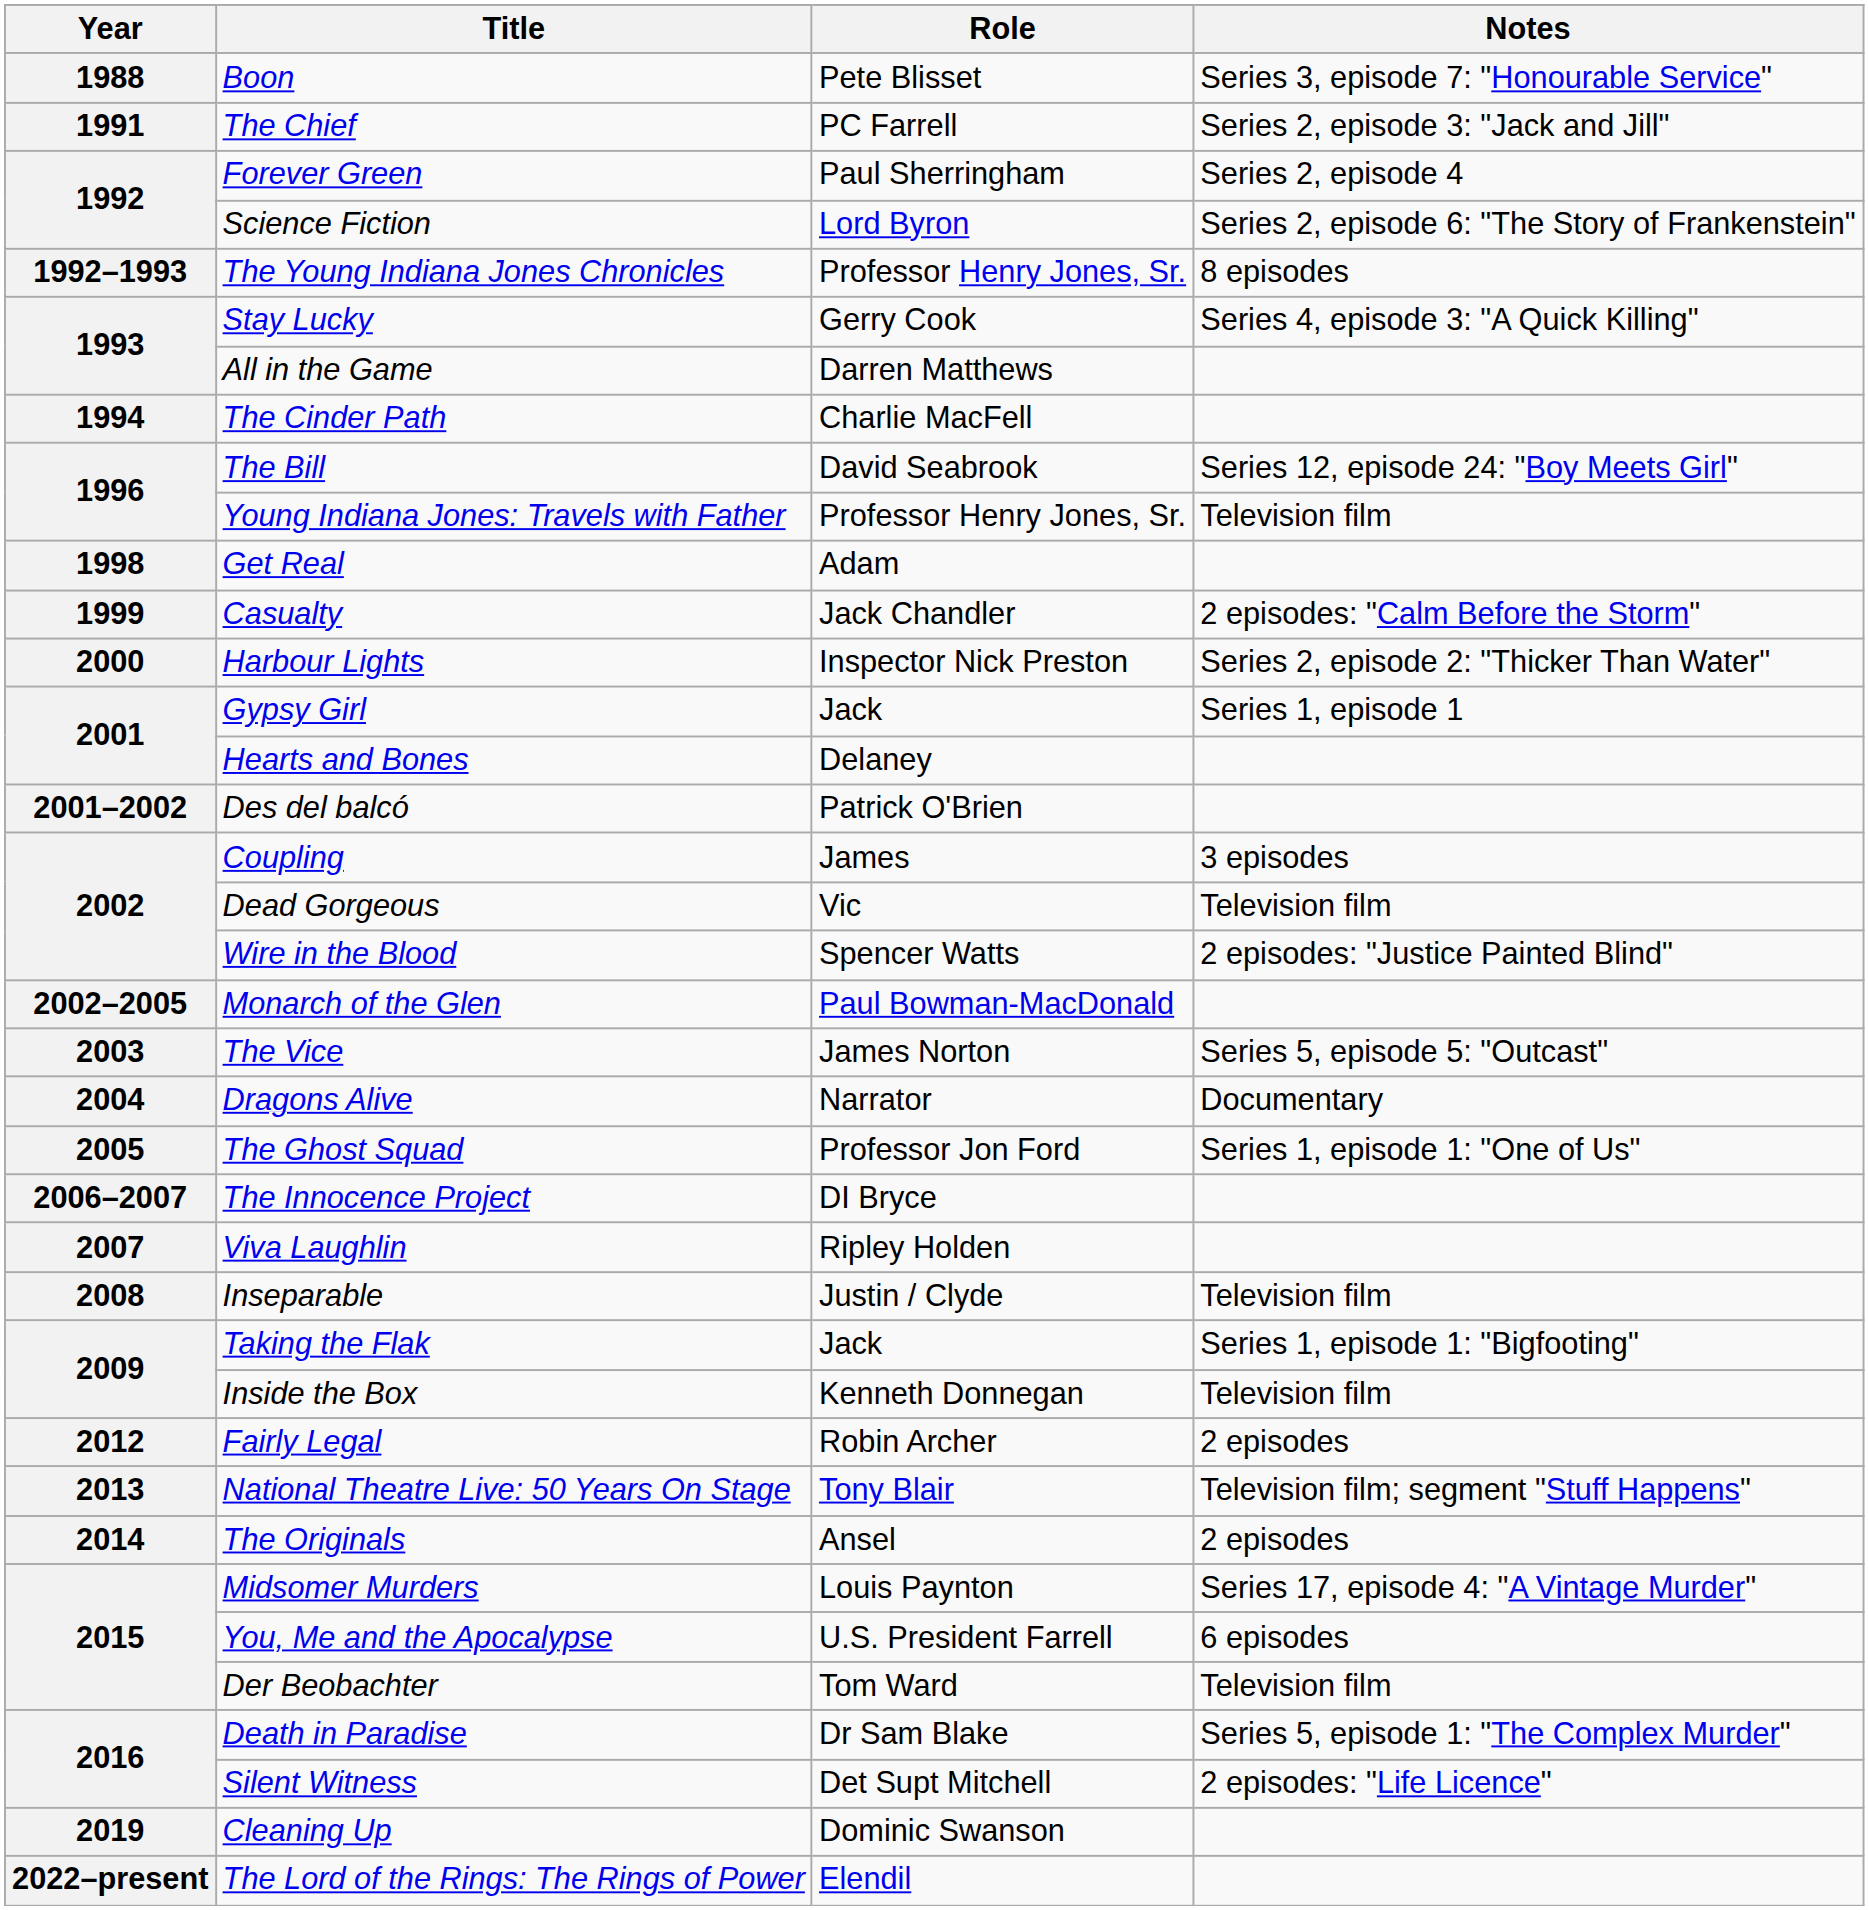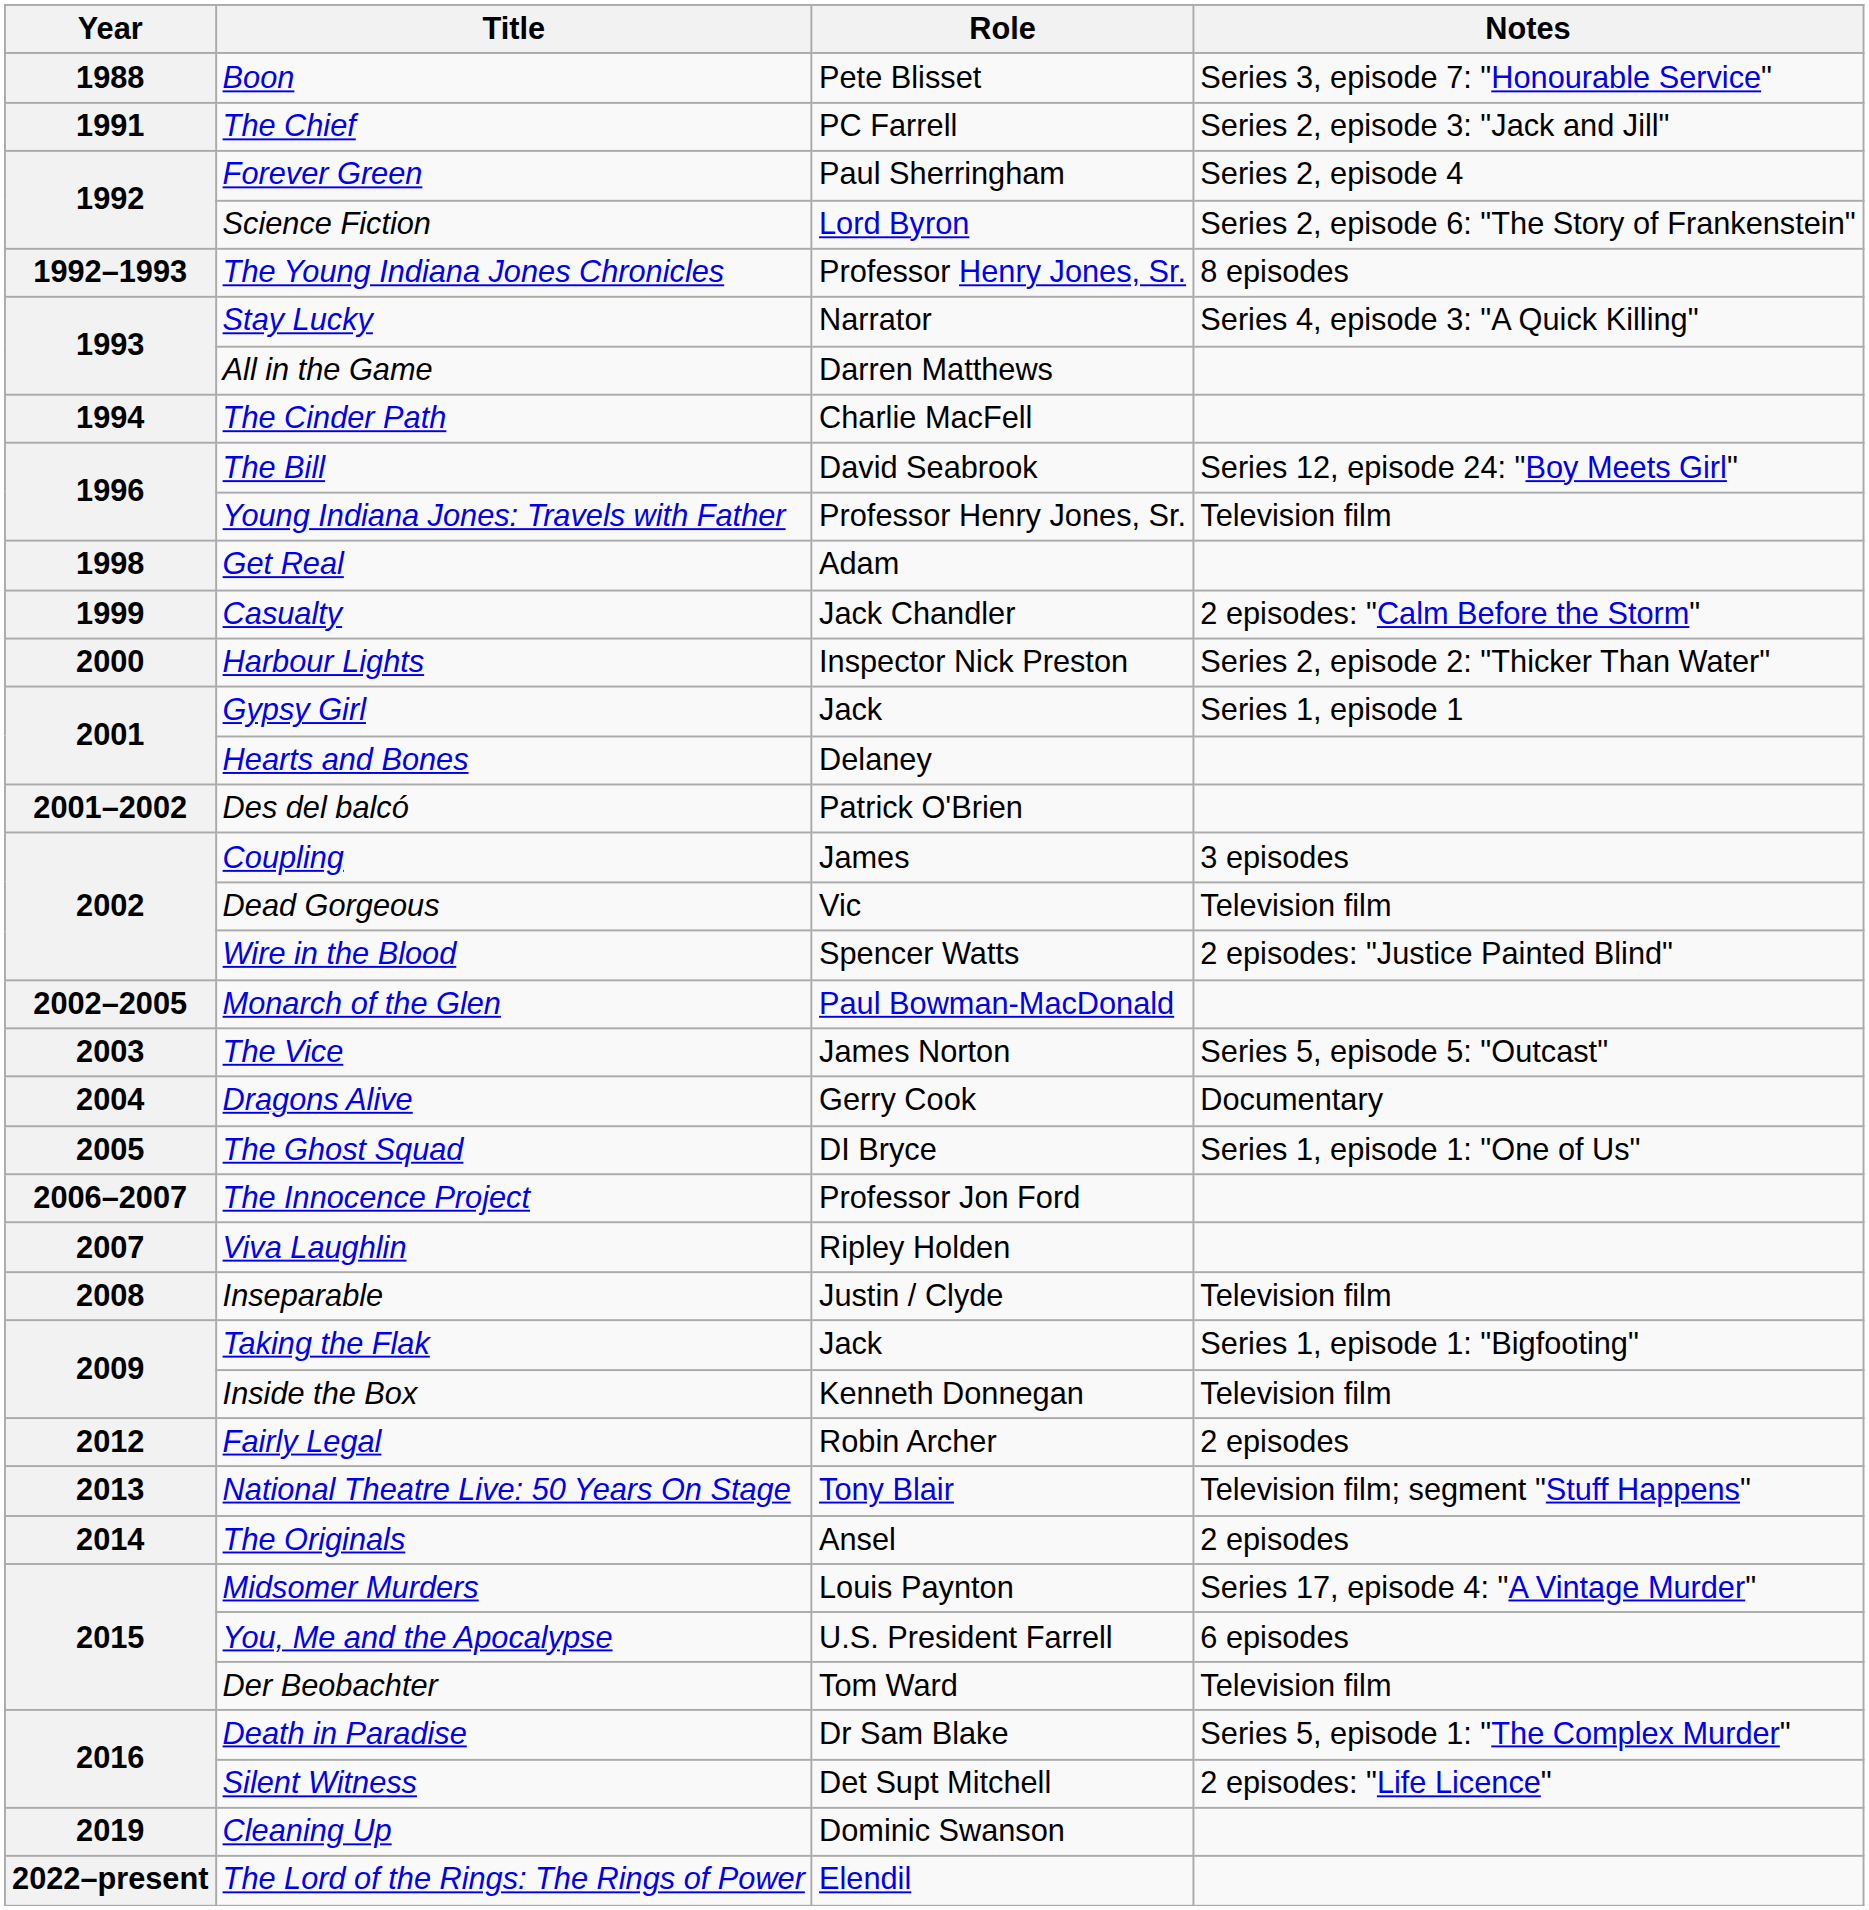(898, 321) Gerry Cook -> (875, 321) Narrator
(875, 1100) Narrator -> (898, 1100) Gerry Cook
(950, 1149) Professor Jon Ford -> (878, 1149) DI Bryce
(878, 1198) DI Bryce -> (950, 1198) Professor Jon Ford
